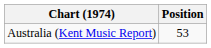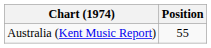(183, 33) 53 -> (183, 33) 55
